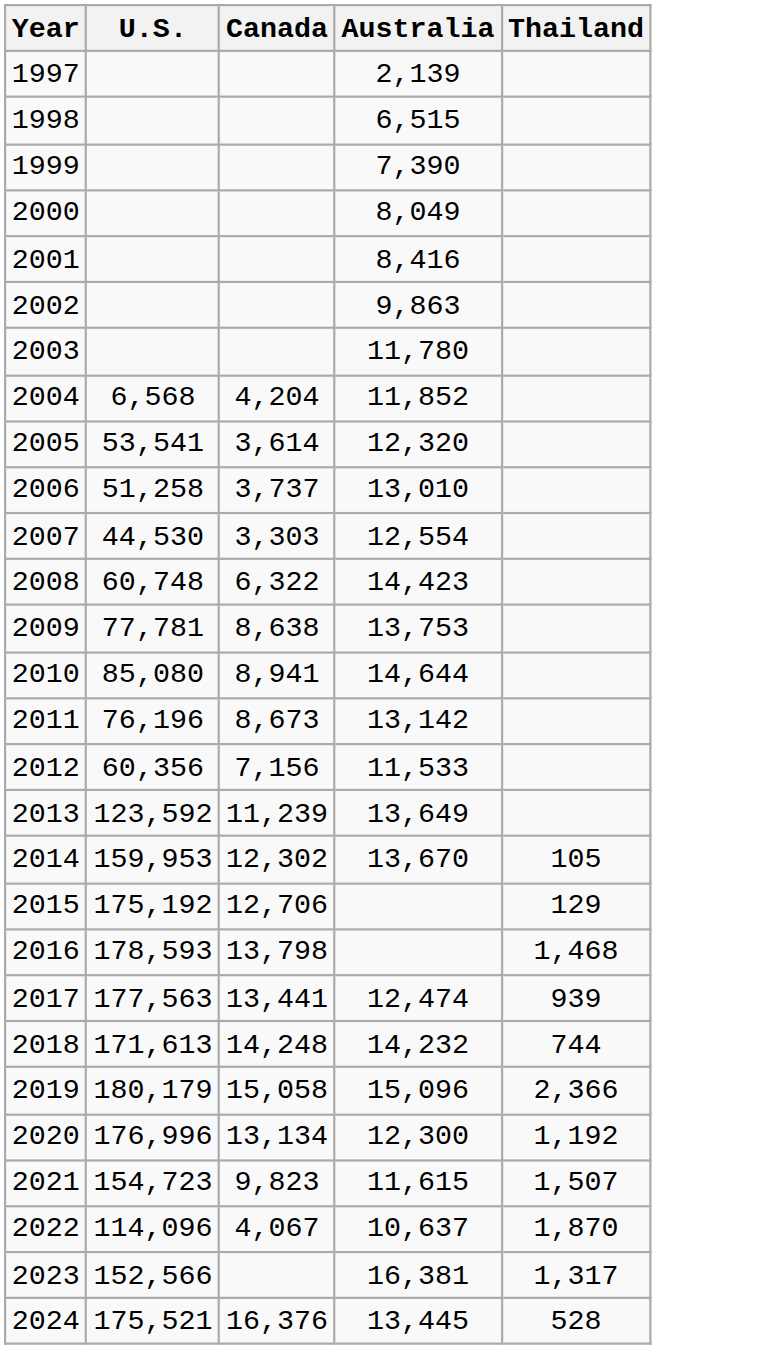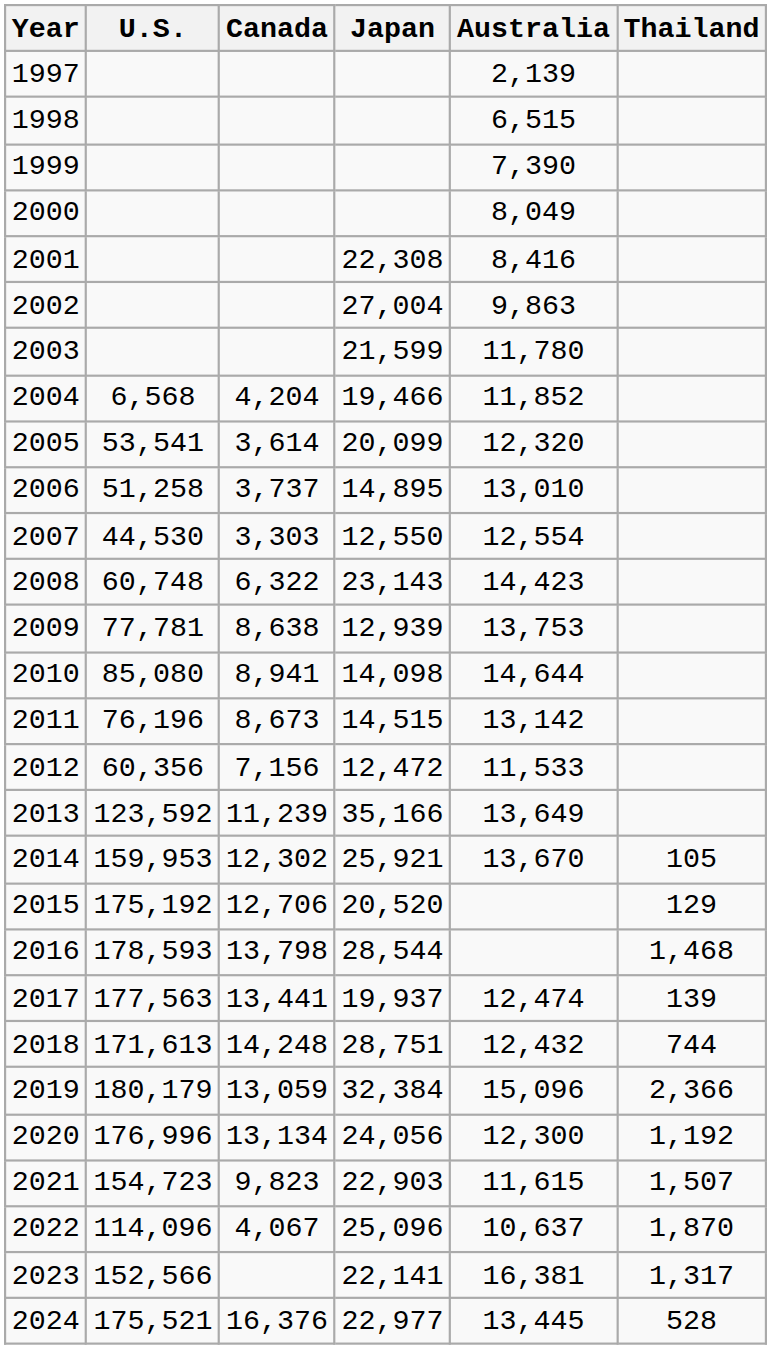+ column: (392, 28)
(576, 998) 939 -> (692, 998) 139
(418, 1044) 14,232 -> (534, 1044) 12,432
(277, 1091) 15,058 -> (277, 1091) 13,059
